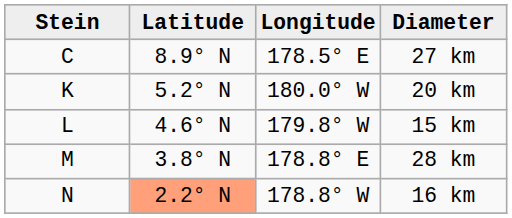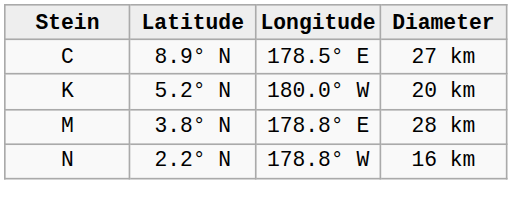- row: (443, 126)
(193, 196) lightsalmon background -> (193, 161) no background
